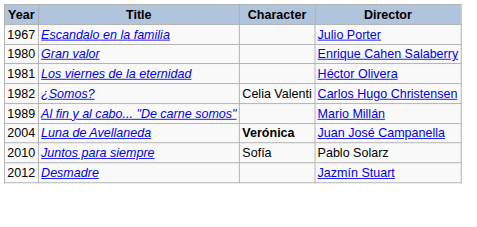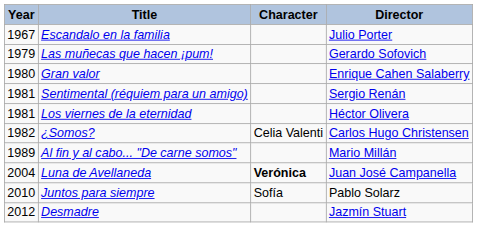+ row: (127, 54)
+ row: (144, 94)
